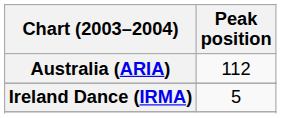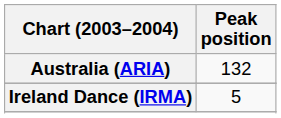(236, 68) 112 -> (236, 68) 132
